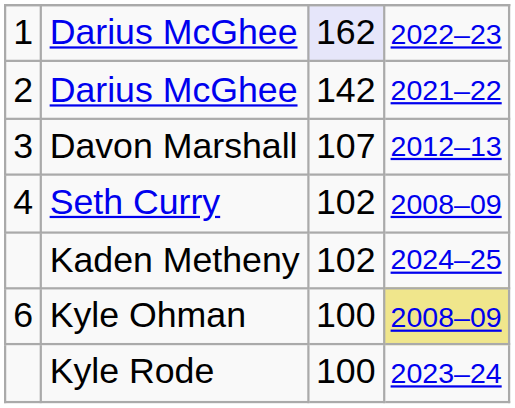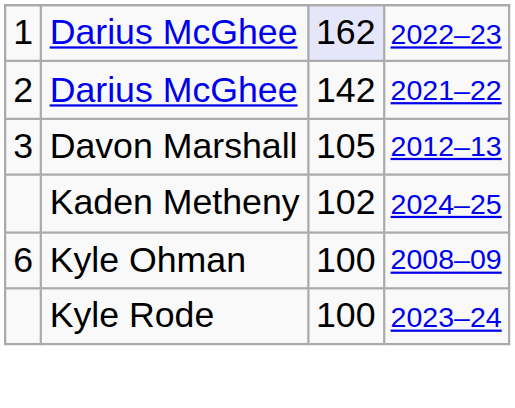(346, 145) 107 -> (346, 145) 105
- row: (23, 202)
(446, 316) khaki background -> (446, 260) no background
